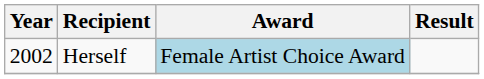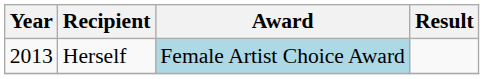(31, 55) 2002 -> (31, 55) 2013
